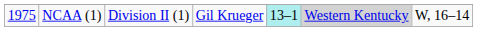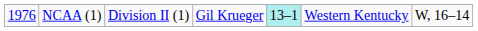(22, 15) 1975 -> (22, 15) 1976
(357, 15) lightgrey background -> (357, 15) no background
